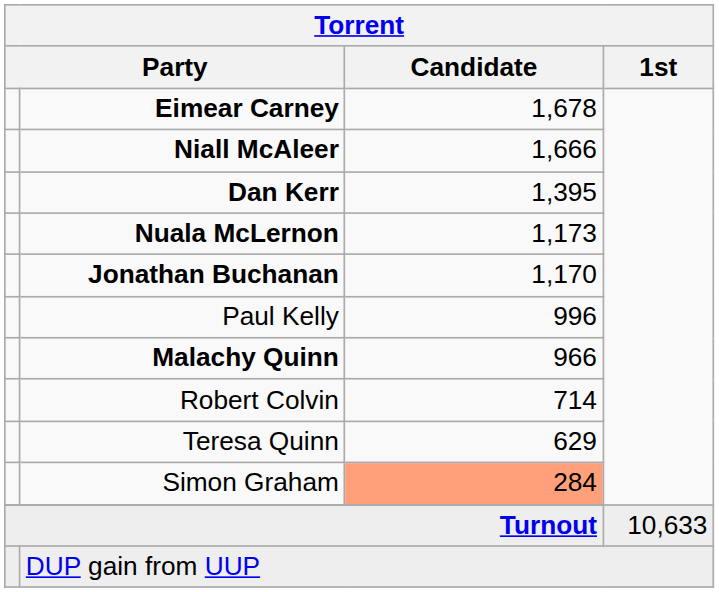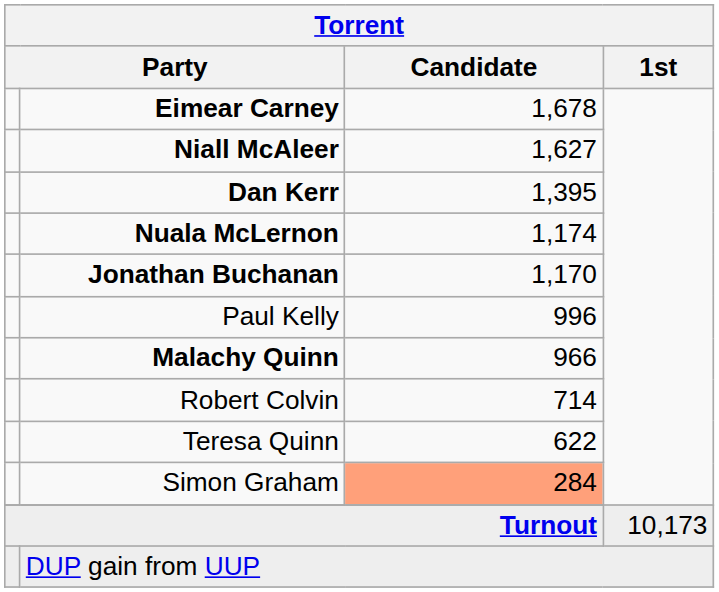(564, 150) 1,666 -> (564, 150) 1,627
(564, 233) 1,173 -> (564, 233) 1,174
(575, 441) 629 -> (575, 441) 622
(667, 524) 10,633 -> (667, 524) 10,173
